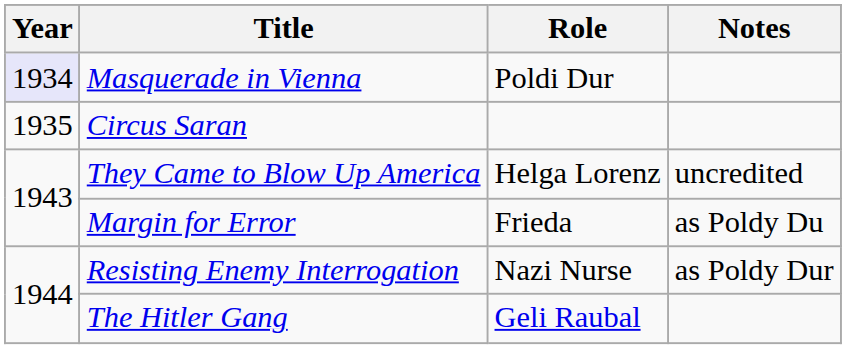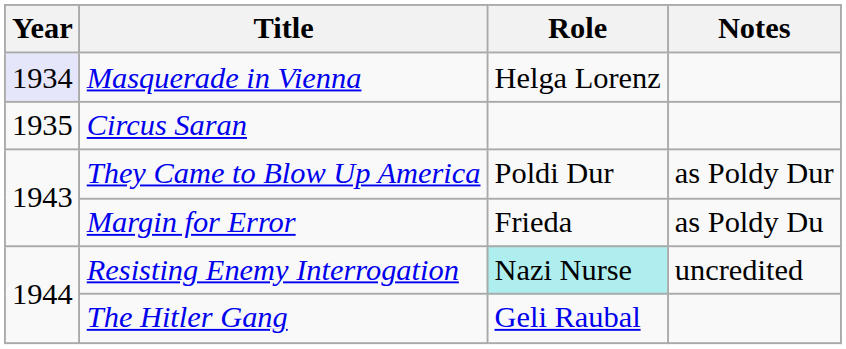(554, 76) Poldi Dur -> (578, 76) Helga Lorenz
(578, 173) Helga Lorenz -> (554, 173) Poldi Dur
(739, 173) uncredited -> (754, 173) as Poldy Dur
(563, 269) no background -> (563, 269) paleturquoise background
(754, 269) as Poldy Dur -> (739, 269) uncredited
